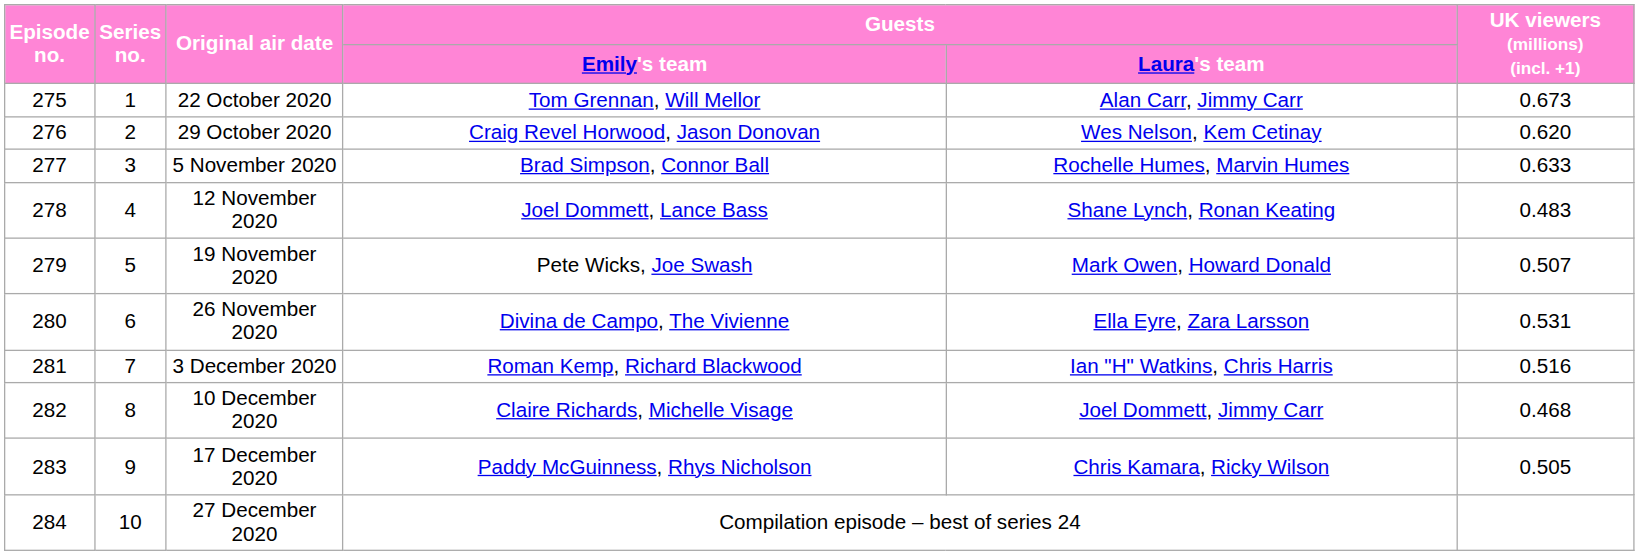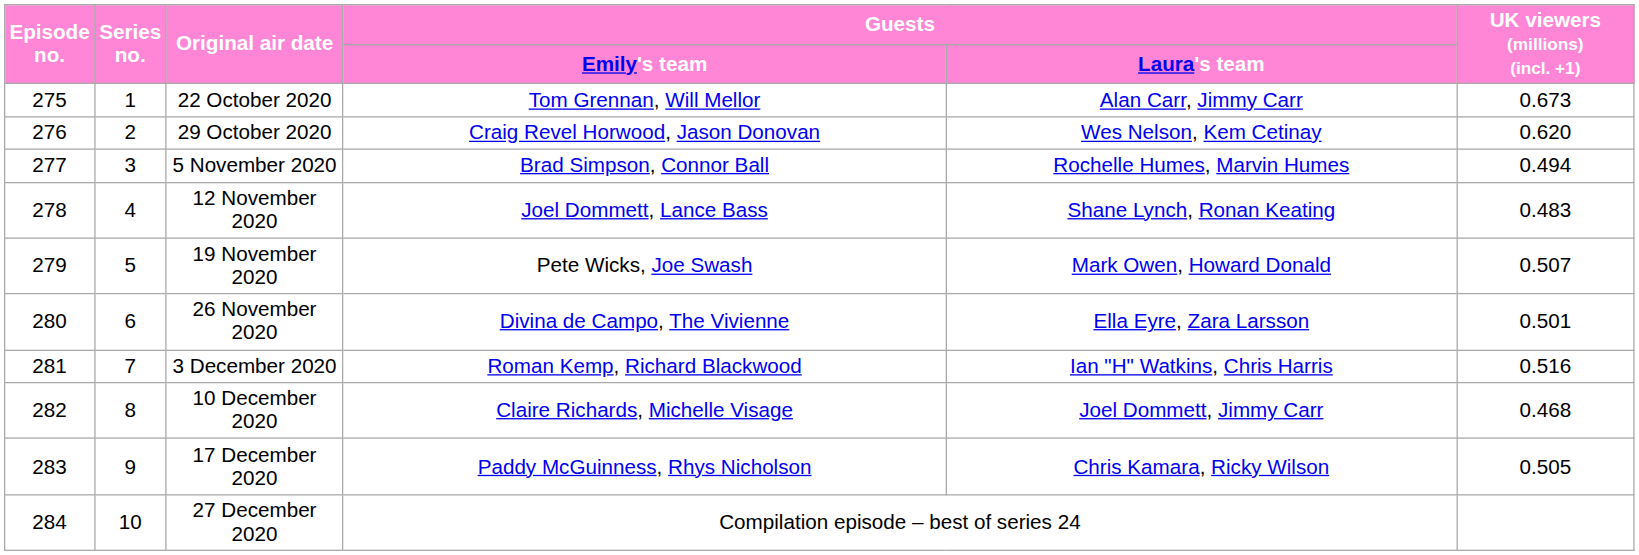(1545, 165) 0.633 -> (1545, 165) 0.494
(1545, 321) 0.531 -> (1545, 321) 0.501
